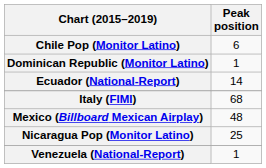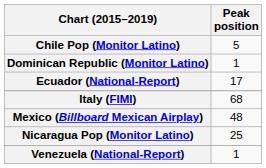(236, 44) 6 -> (236, 44) 5
(236, 81) 14 -> (236, 81) 17
